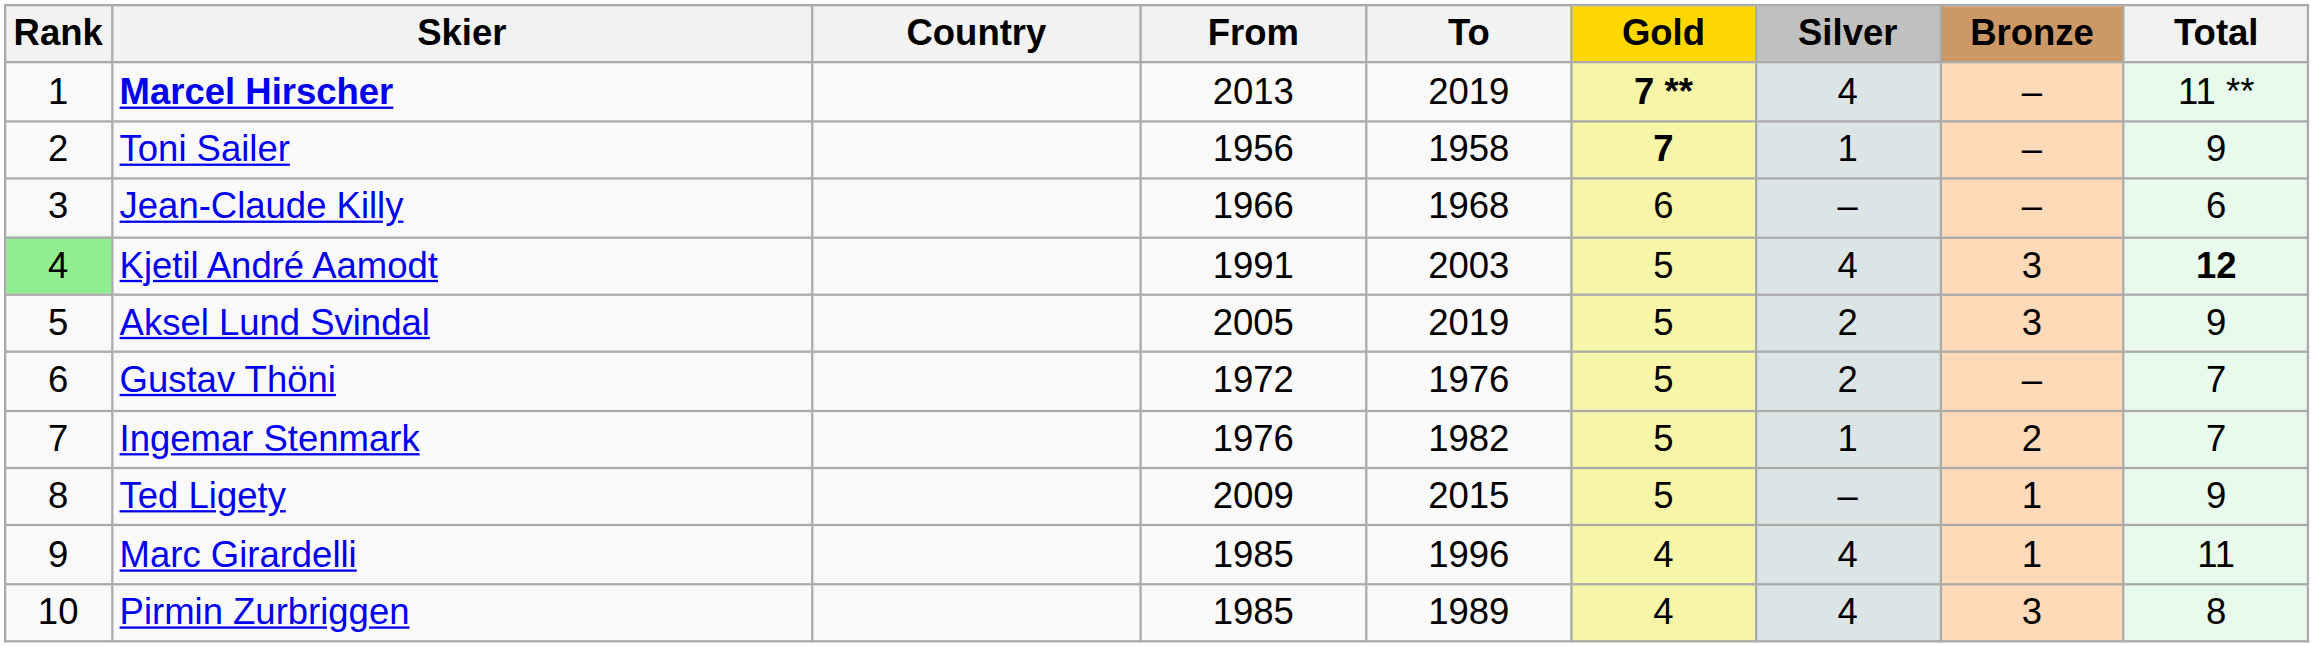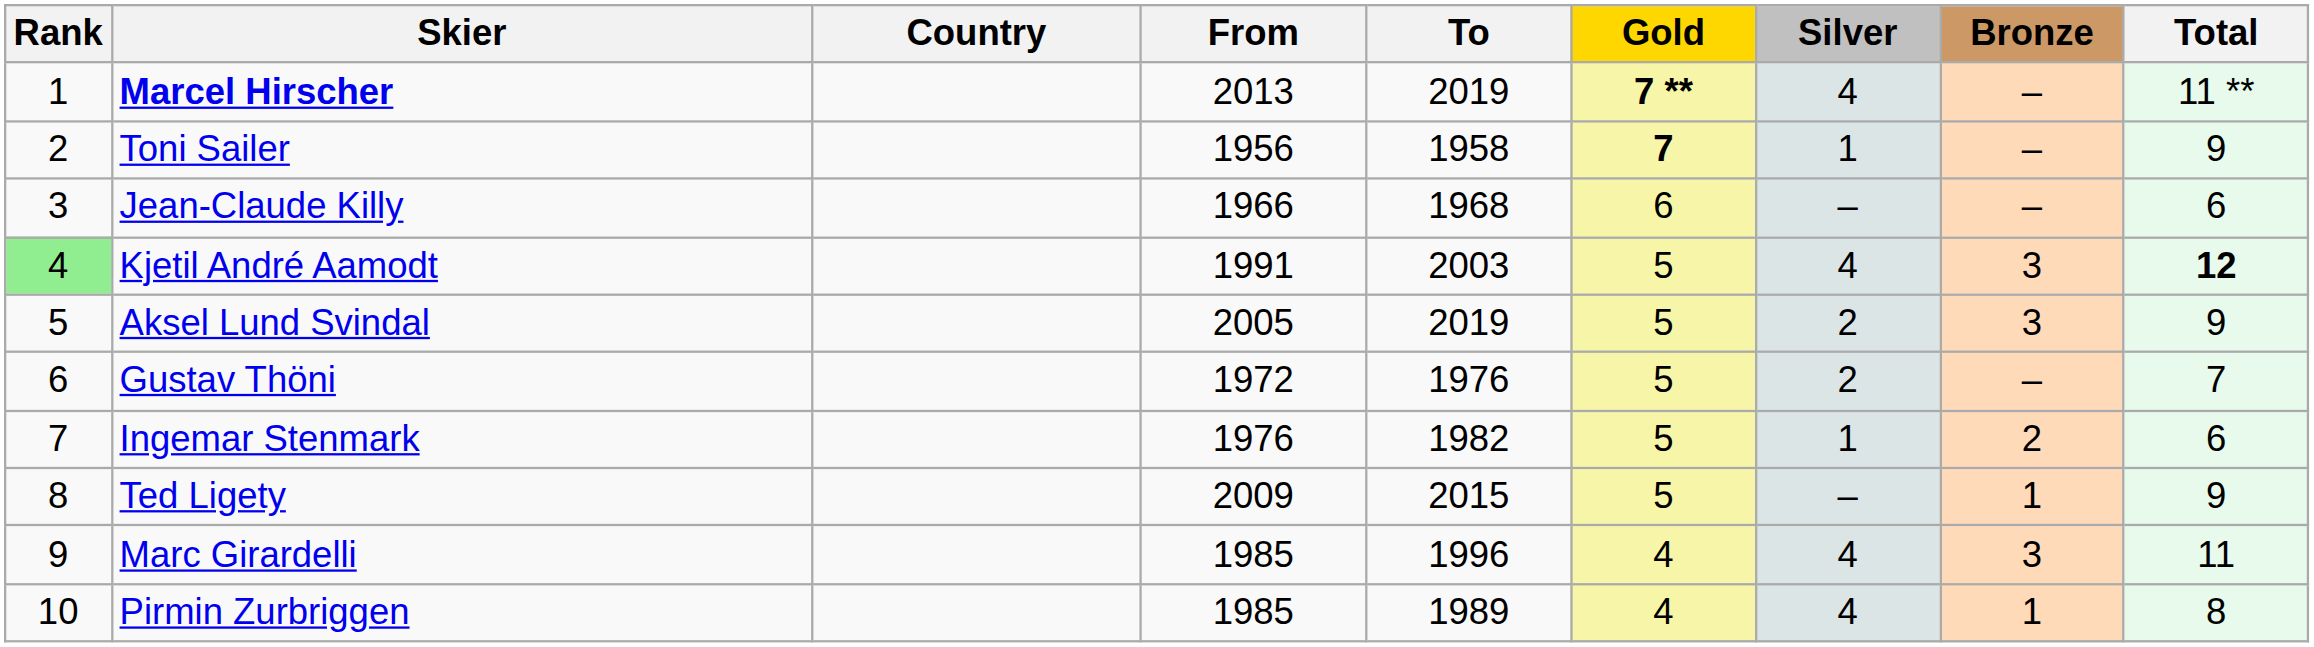(2216, 438) 7 -> (2216, 438) 6
(2032, 554) 1 -> (2032, 554) 3
(2032, 611) 3 -> (2032, 611) 1
